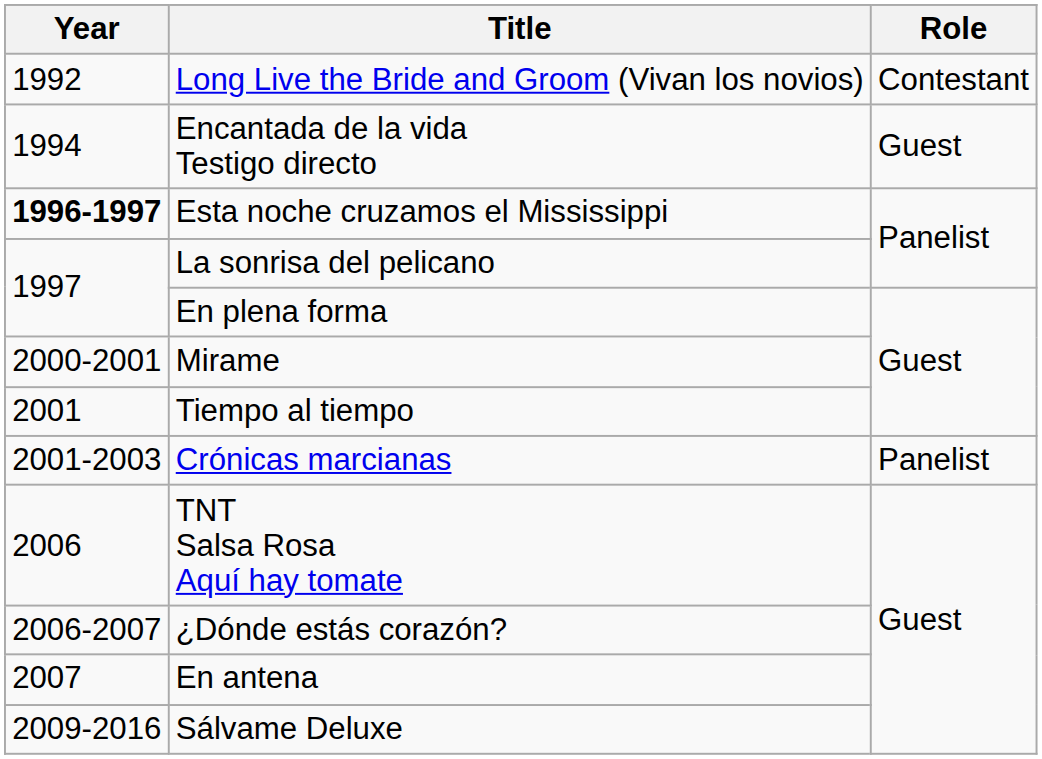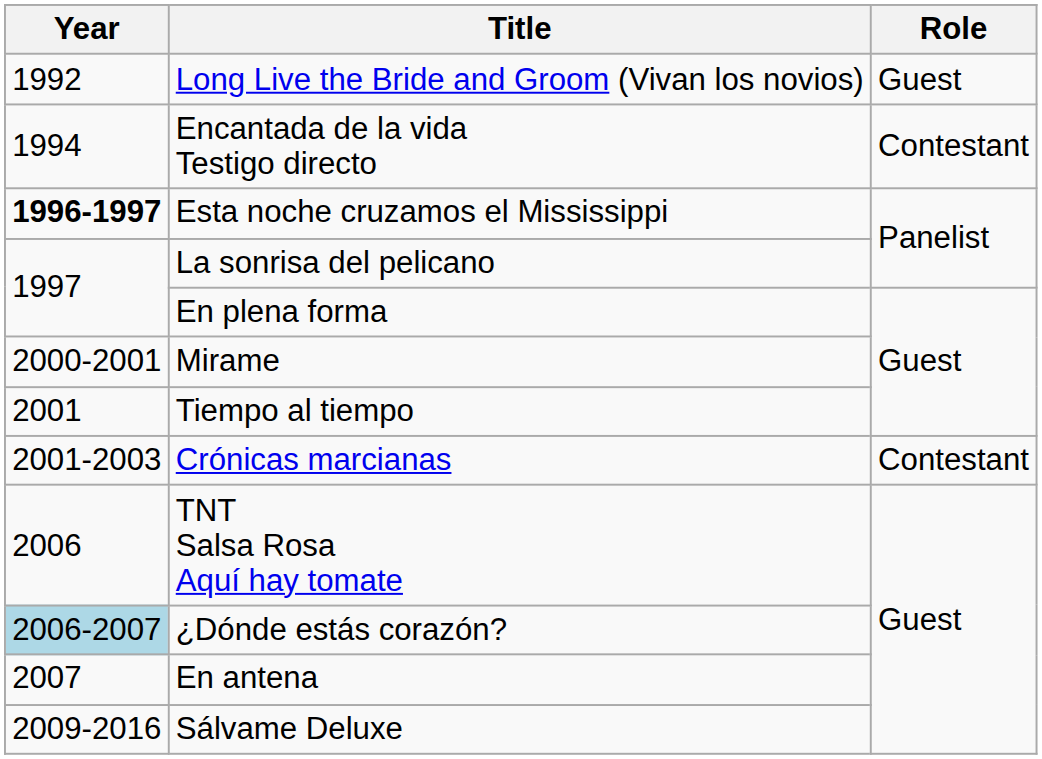(954, 78) Contestant -> (920, 78) Guest
(920, 145) Guest -> (954, 145) Contestant
(934, 460) Panelist -> (954, 460) Contestant
(87, 629) no background -> (87, 629) lightblue background
